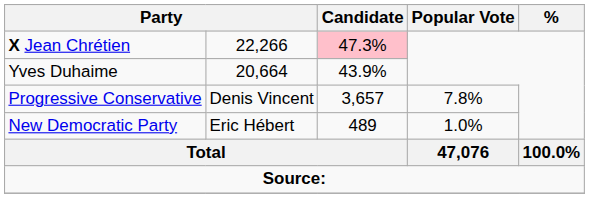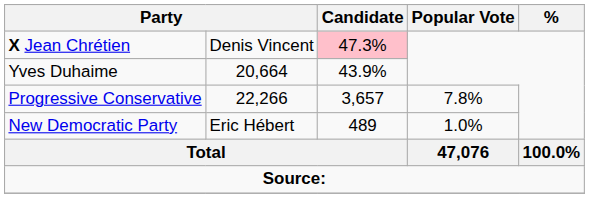(262, 44) 22,266 -> (262, 44) Denis Vincent
(262, 98) Denis Vincent -> (262, 98) 22,266
